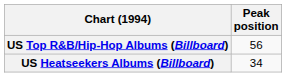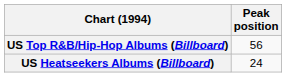(256, 63) 34 -> (256, 63) 24
